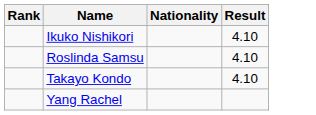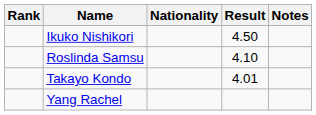+ column: (290, 15)
(245, 36) 4.10 -> (245, 36) 4.50
(245, 79) 4.10 -> (245, 79) 4.01
